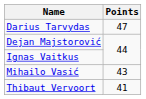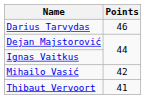(122, 27) 47 -> (122, 27) 46
(122, 72) 43 -> (122, 72) 42
